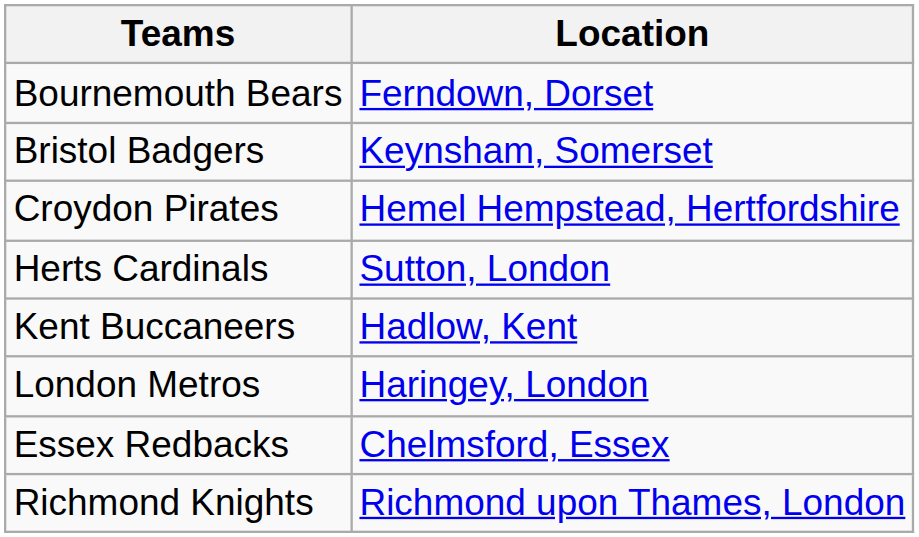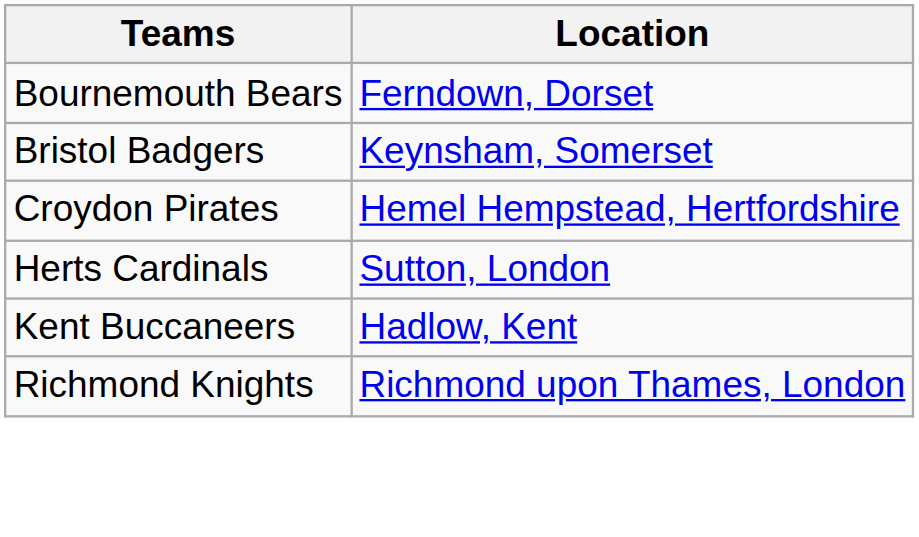- row: (137, 385)
- row: (151, 444)
